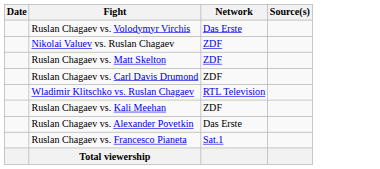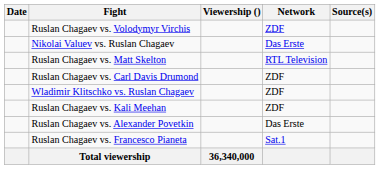+ column: (232, 12)
(222, 28) Das Erste -> (275, 28) ZDF
(212, 44) ZDF -> (285, 44) Das Erste
(212, 60) ZDF -> (296, 60) RTL Television
(234, 92) RTL Television -> (275, 92) ZDF
